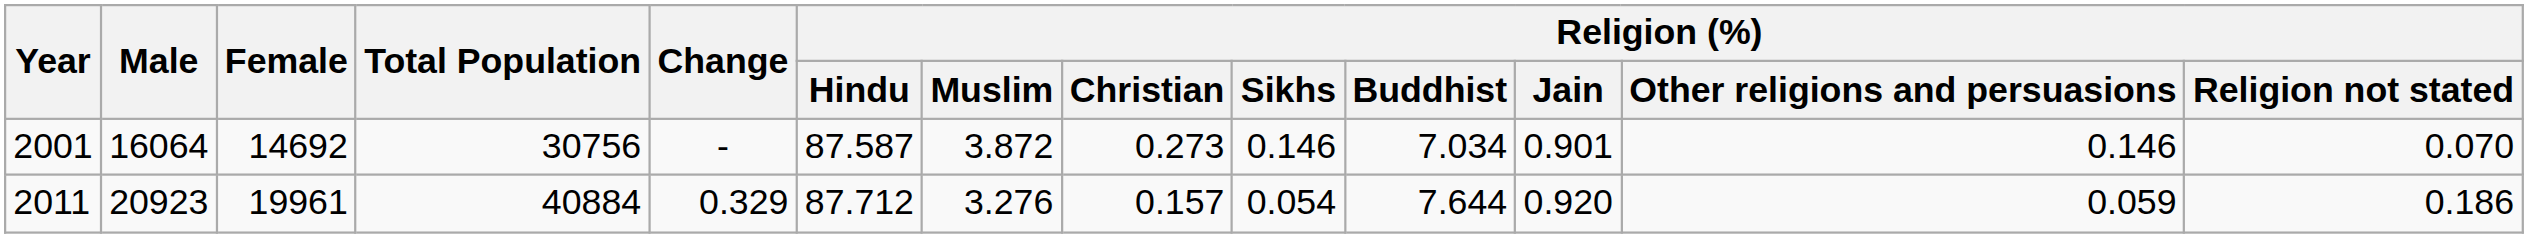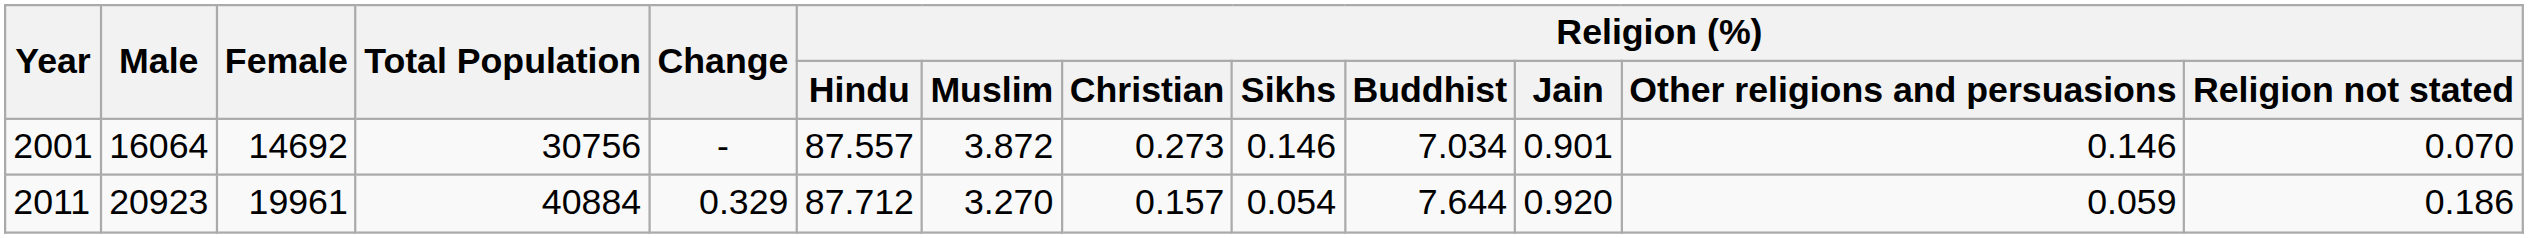(859, 145) 87.587 -> (859, 145) 87.557
(1009, 202) 3.276 -> (1009, 202) 3.270
